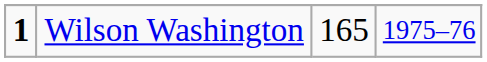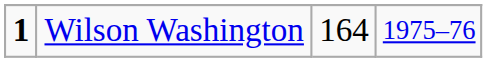(344, 30) 165 -> (344, 30) 164
